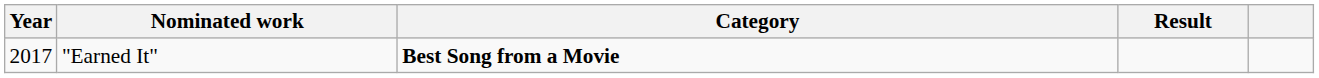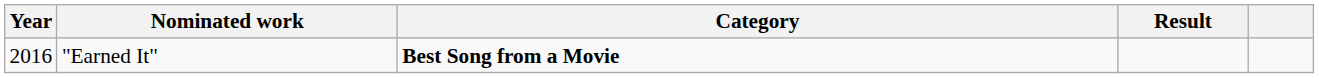(31, 55) 2017 -> (31, 55) 2016
